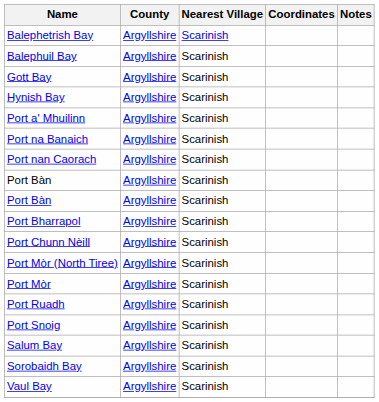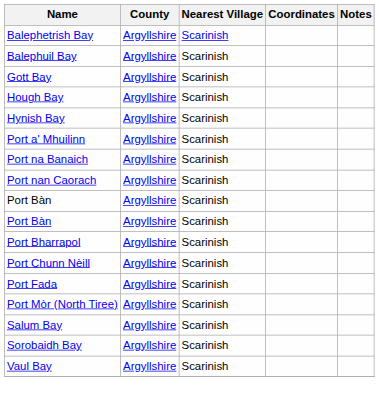+ row: (35, 97)
+ row: (32, 283)
- row: (29, 283)
- row: (36, 304)
- row: (34, 325)
